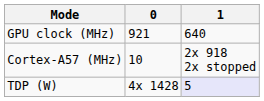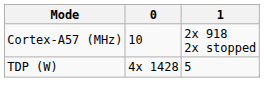- row: (61, 34)
(188, 86) lavender background -> (188, 67) no background
